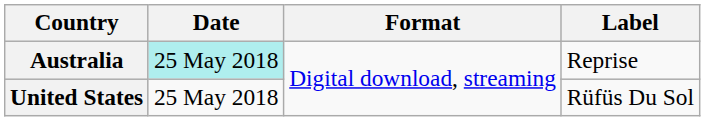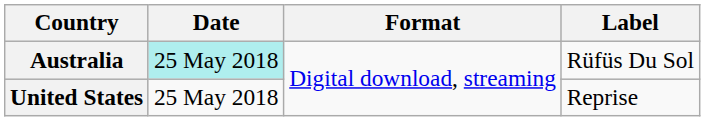(602, 60) Reprise -> (630, 60) Rüfüs Du Sol
(630, 97) Rüfüs Du Sol -> (602, 97) Reprise
